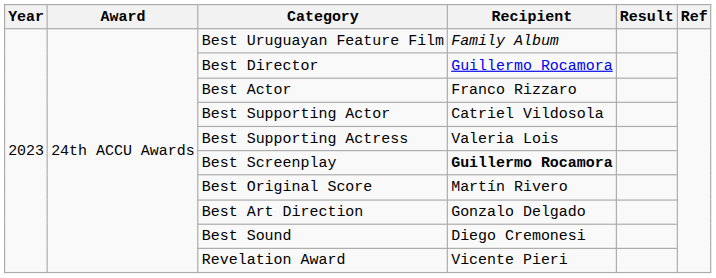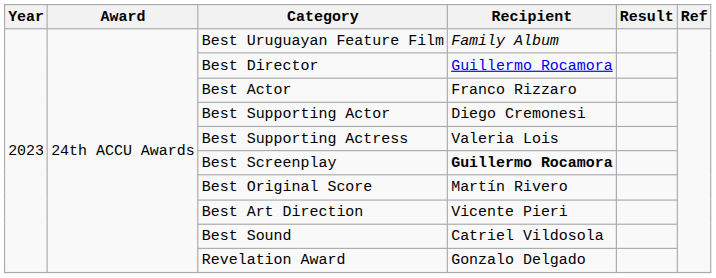(527, 114) Catriel Vildosola -> (518, 114) Diego Cremonesi
(518, 212) Gonzalo Delgado -> (509, 212) Vicente Pieri
(518, 236) Diego Cremonesi -> (527, 236) Catriel Vildosola
(509, 260) Vicente Pieri -> (518, 260) Gonzalo Delgado
